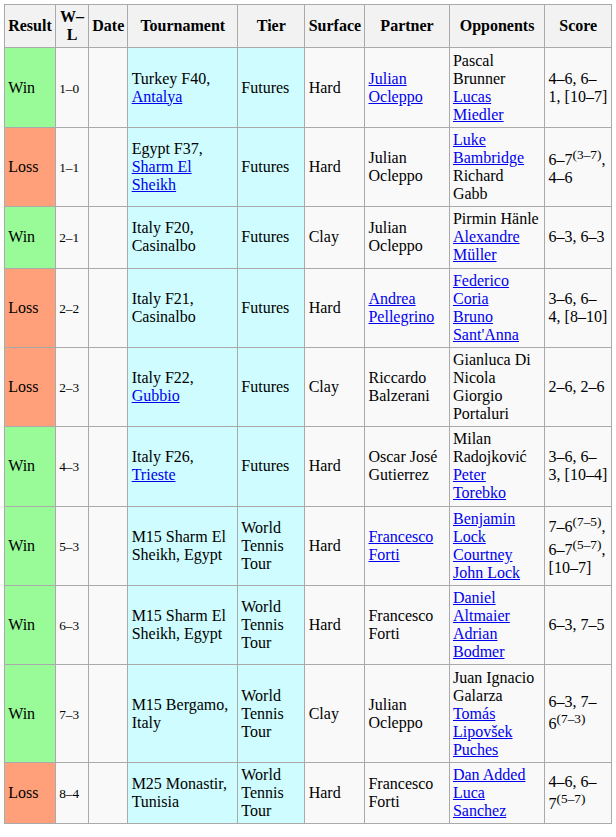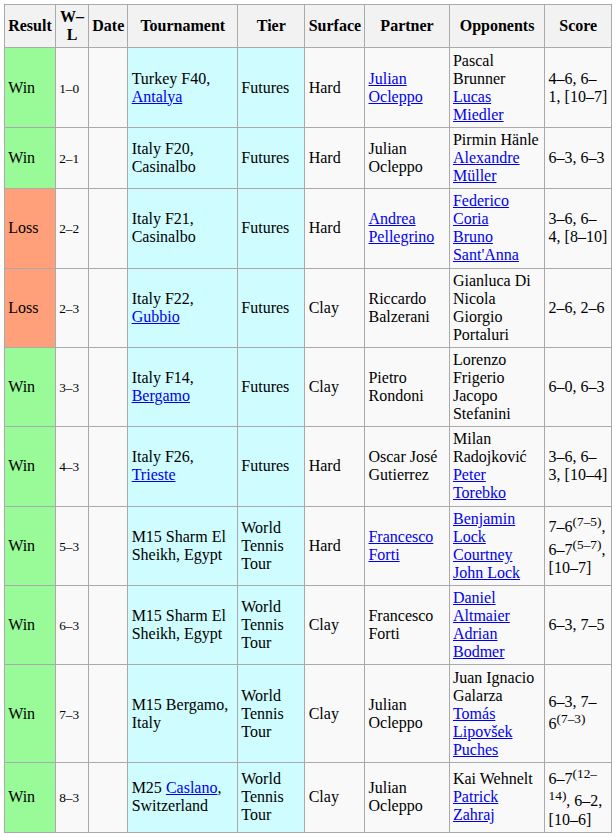- row: (69, 167)
(324, 237) Clay -> (325, 157) Hard
+ row: (69, 388)
(325, 625) Hard -> (324, 625) Clay
+ row: (69, 798)
- row: (69, 793)
